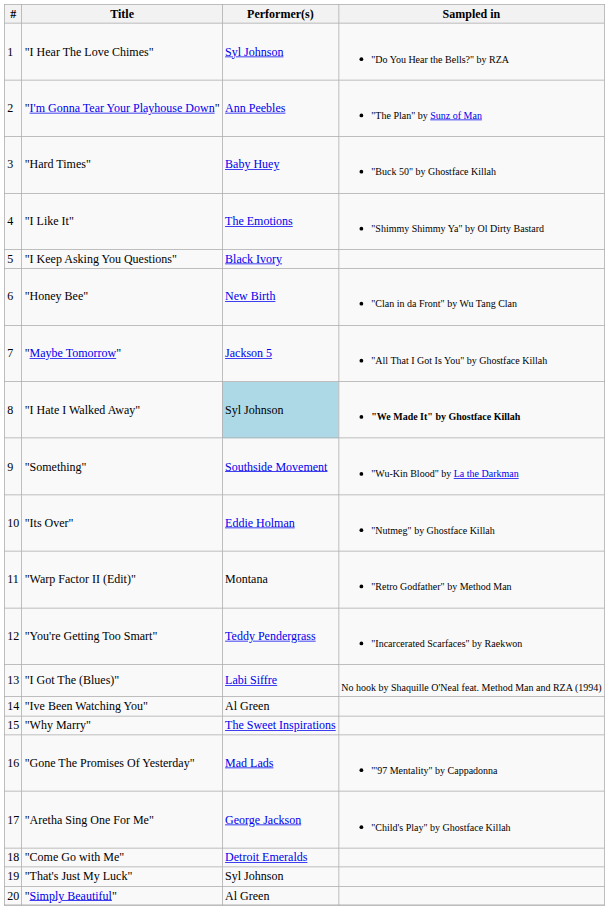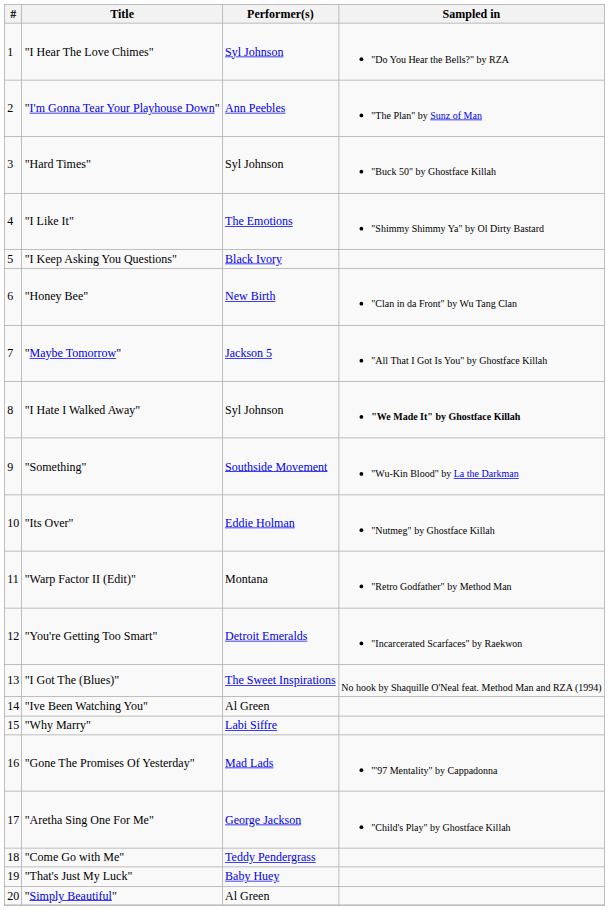(252, 164) Baby Huey -> (254, 164) Syl Johnson
(254, 410) lightblue background -> (254, 410) no background
(270, 636) Teddy Pendergrass -> (266, 636) Detroit Emeralds
(251, 680) Labi Siffre -> (280, 680) The Sweet Inspirations
(280, 725) The Sweet Inspirations -> (251, 725) Labi Siffre
(266, 857) Detroit Emeralds -> (270, 857) Teddy Pendergrass
(254, 876) Syl Johnson -> (252, 876) Baby Huey
